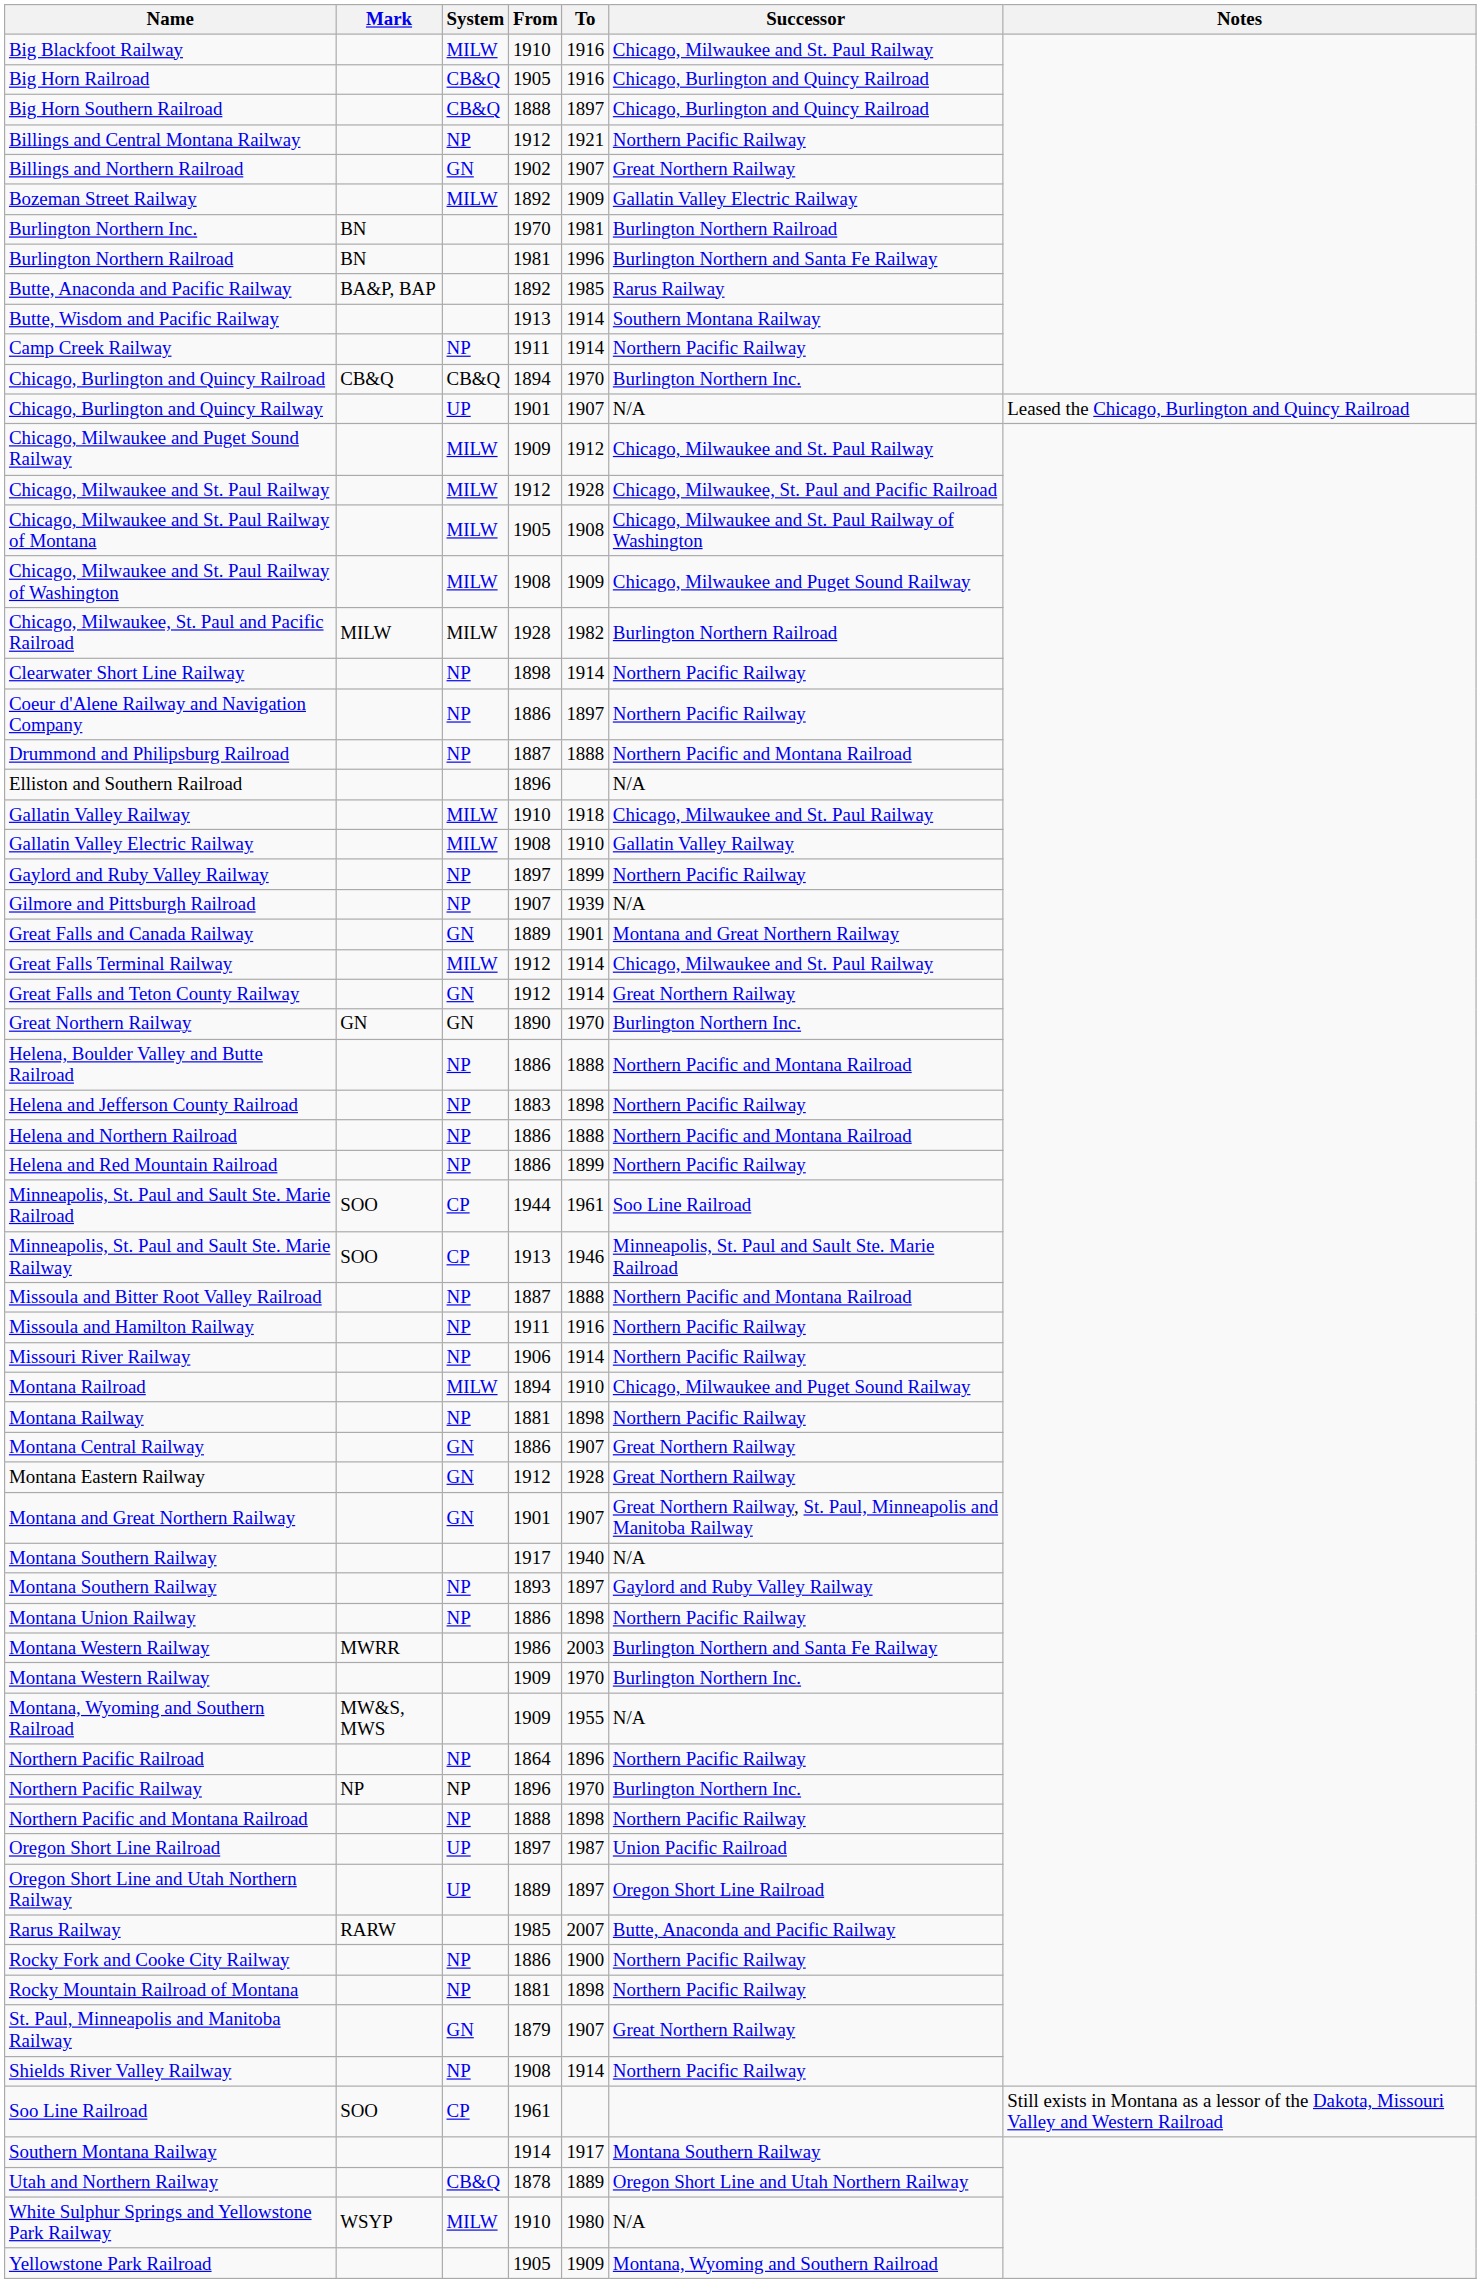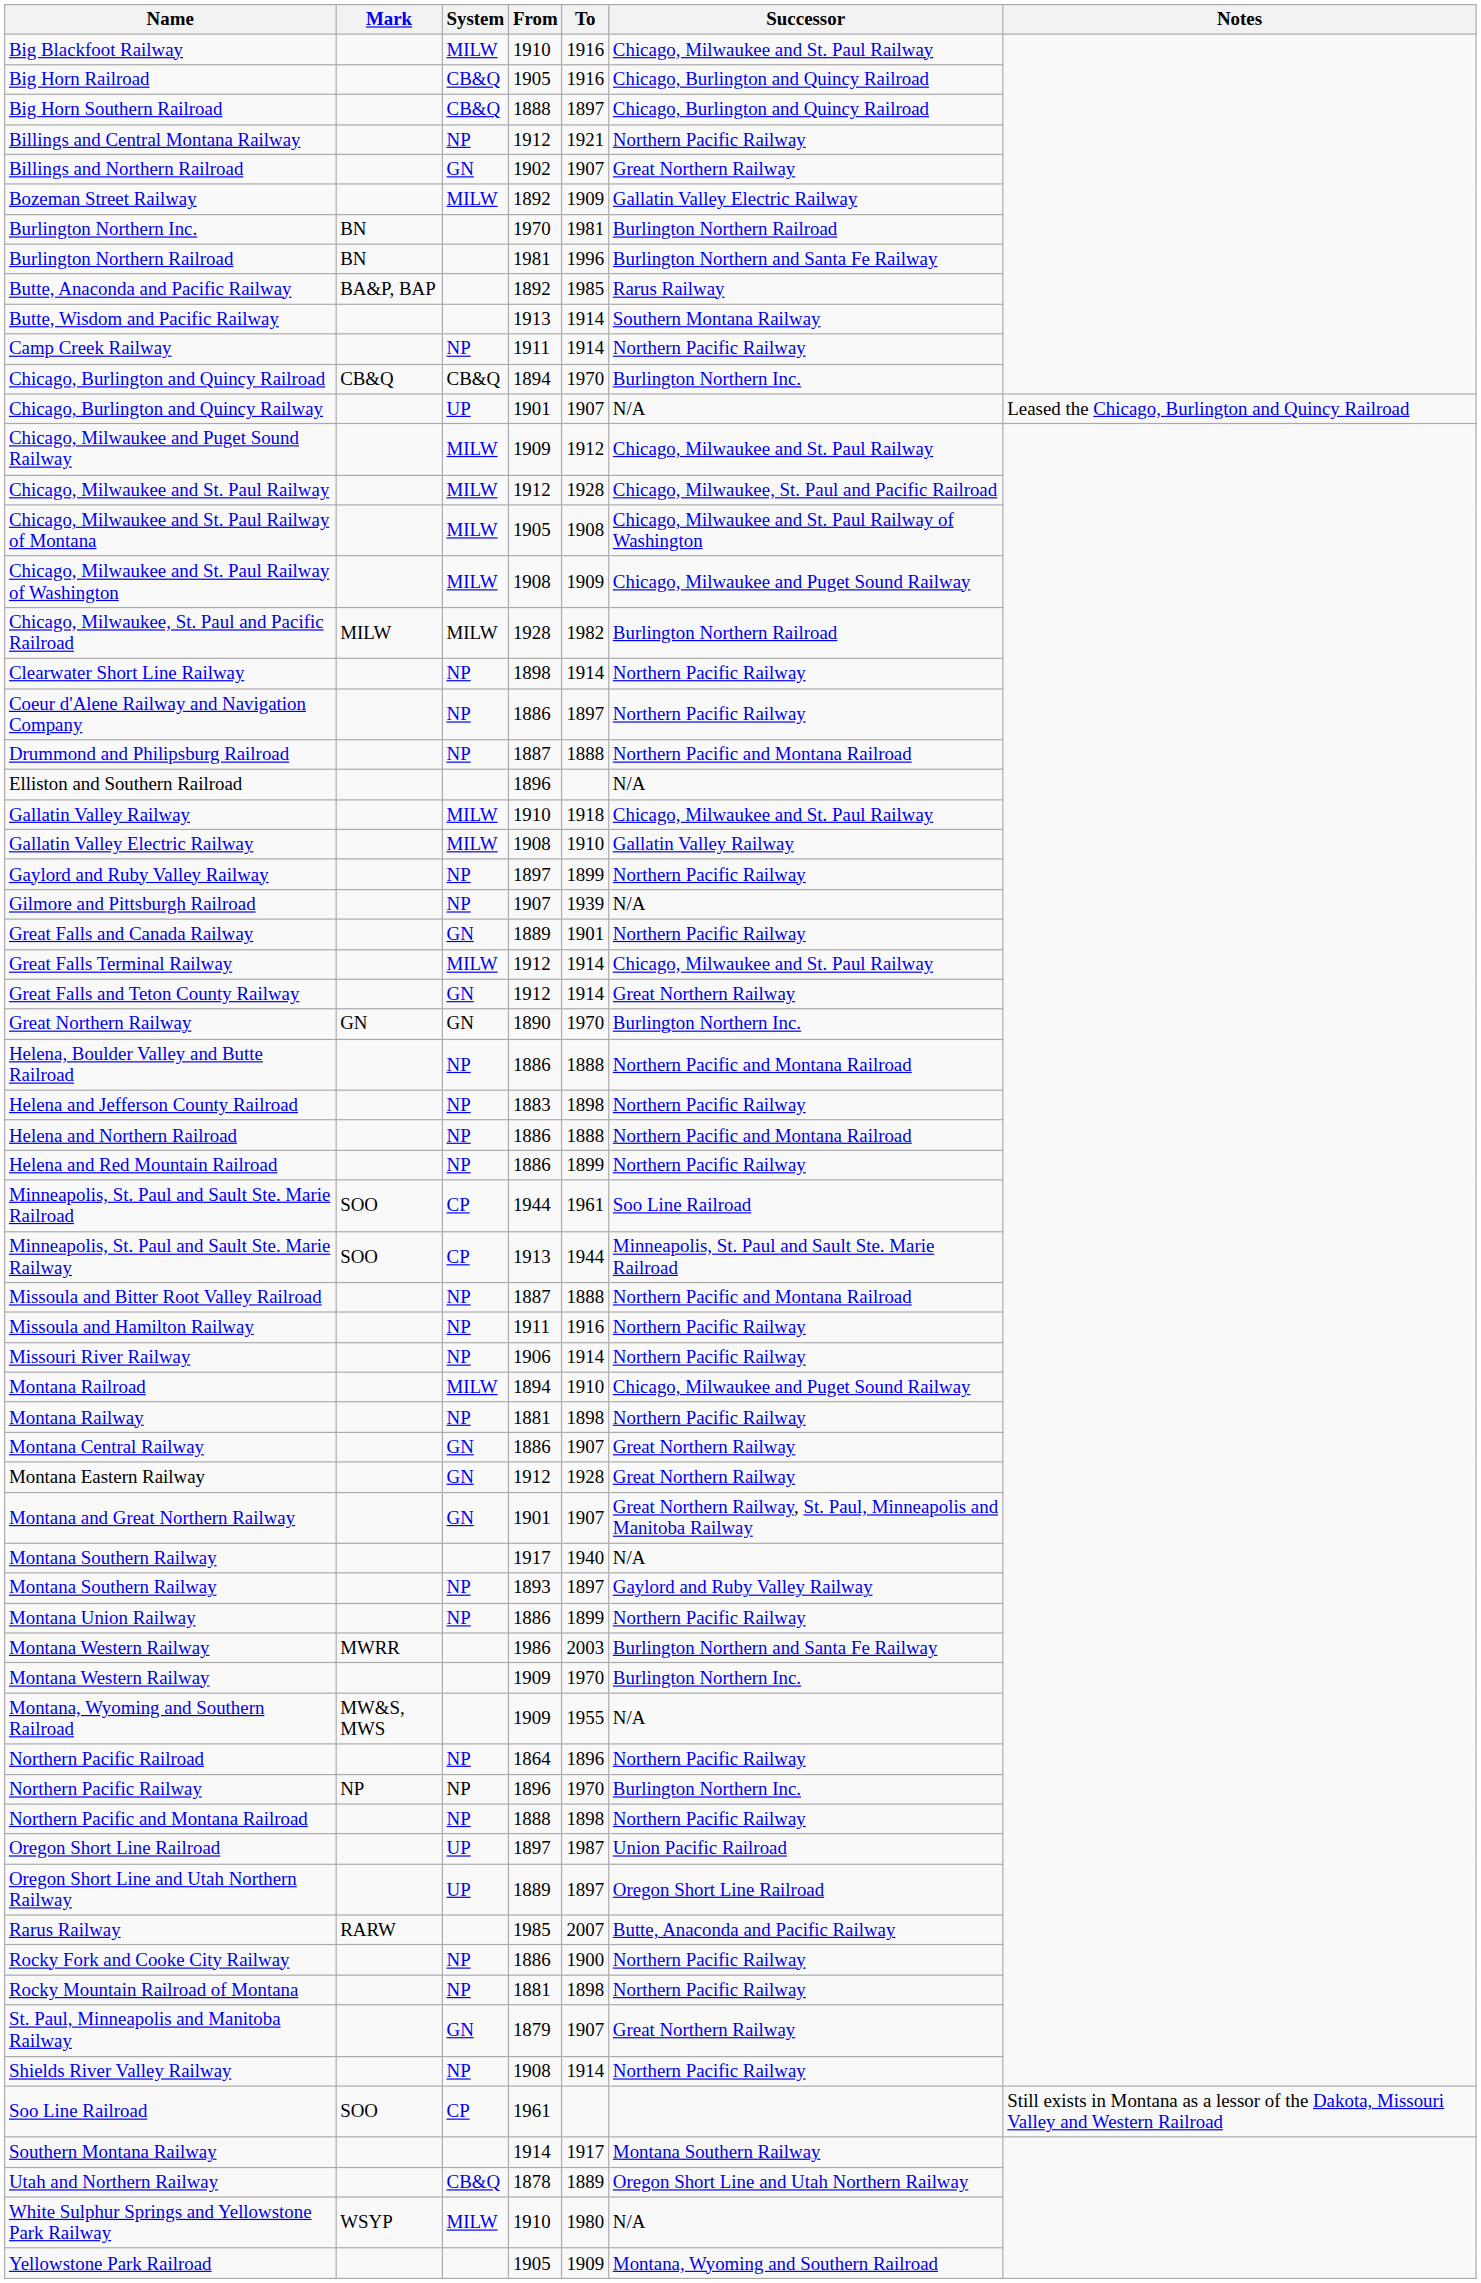(756, 934) Montana and Great Northern Railway -> (709, 934) Northern Pacific Railway
(585, 1256) 1946 -> (585, 1256) 1944
(585, 1617) 1898 -> (585, 1617) 1899
